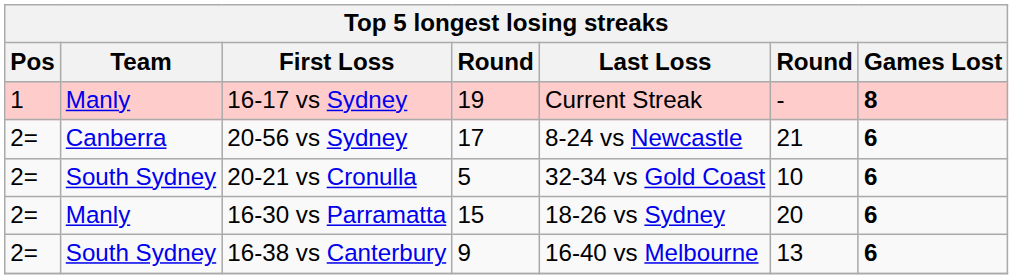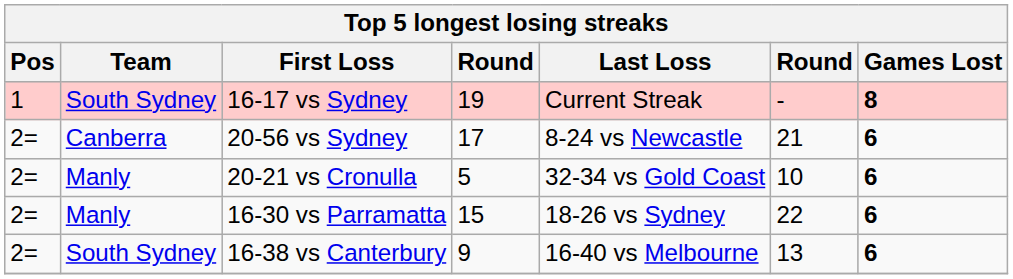(98, 100) Manly -> (141, 100) South Sydney
(141, 176) South Sydney -> (98, 176) Manly
(790, 215) 20 -> (790, 215) 22
